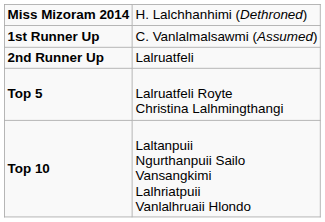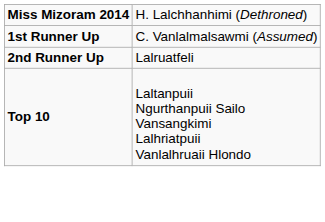- row: (25, 94)
